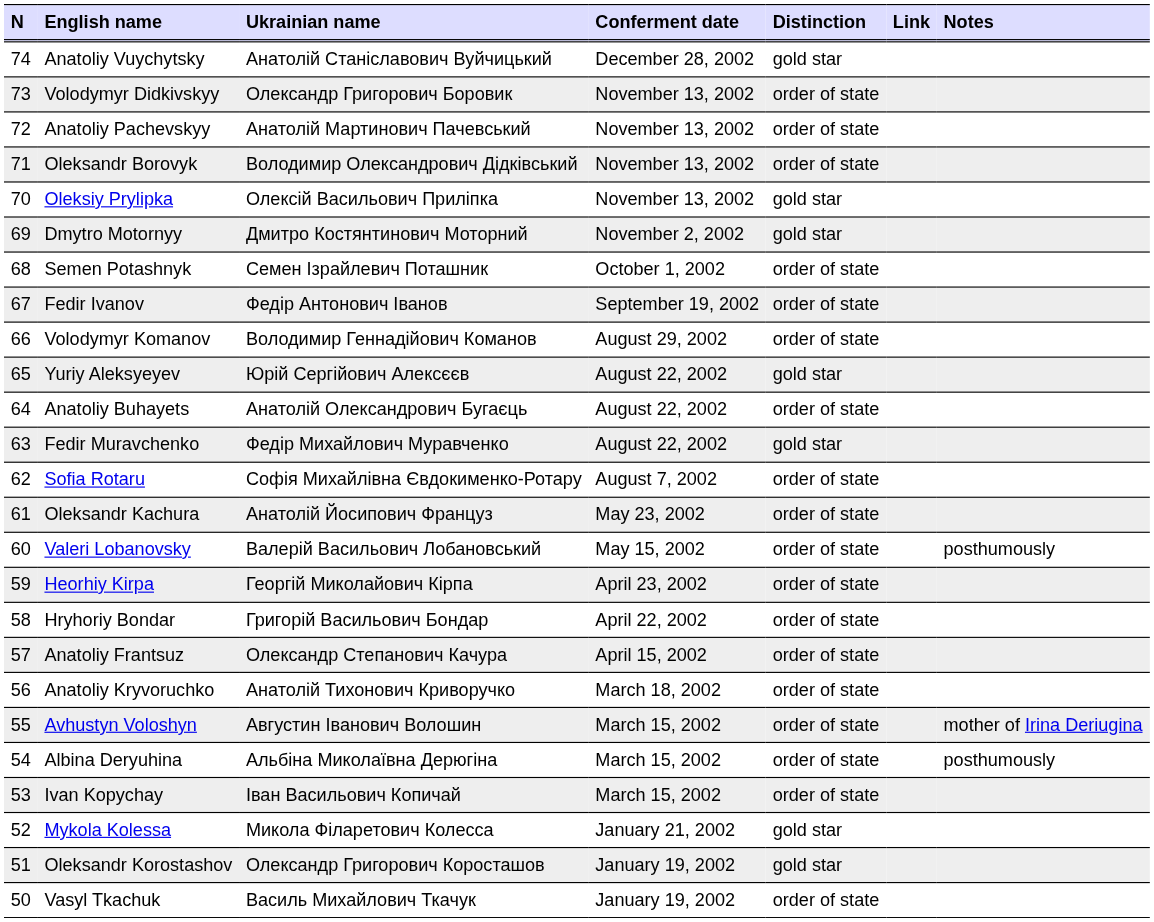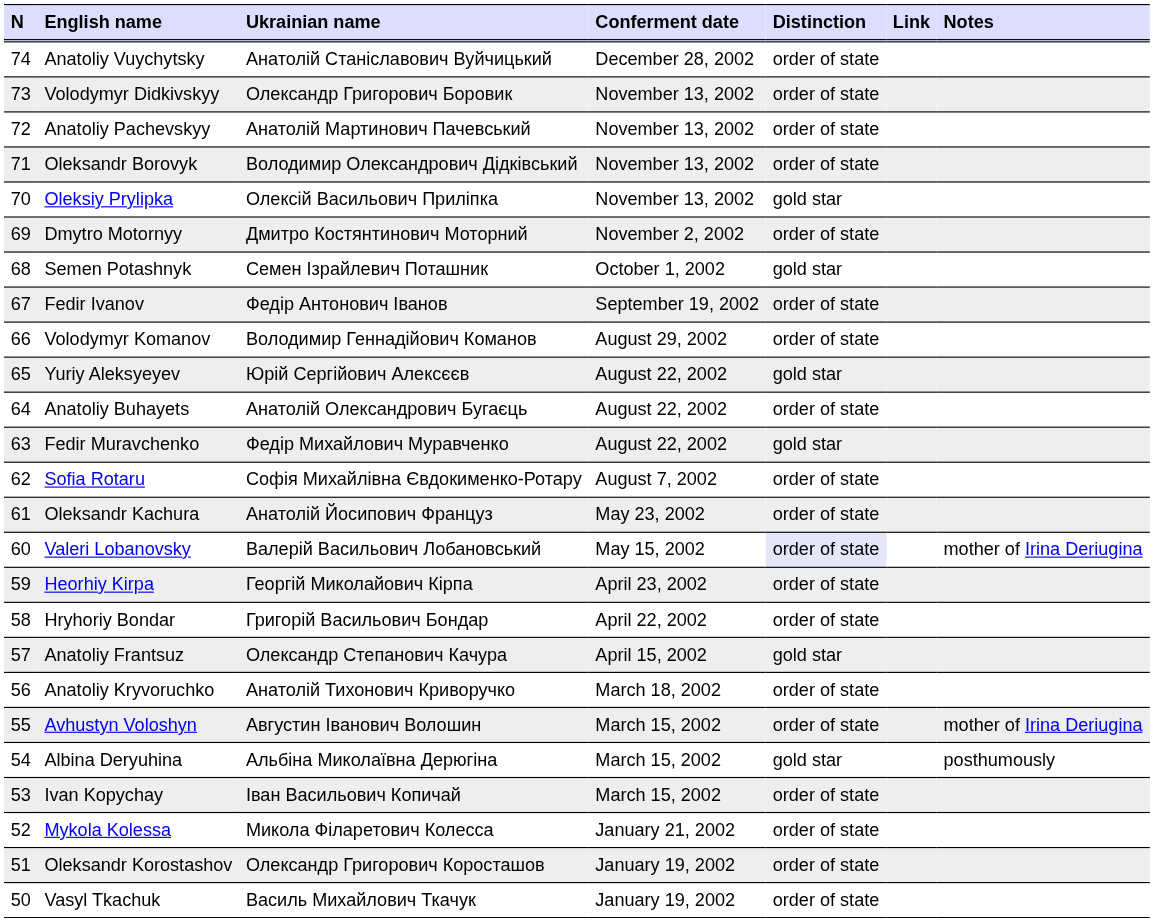(807, 59) gold star -> (826, 59) order of state
(807, 234) gold star -> (826, 234) order of state
(826, 269) order of state -> (807, 269) gold star
(826, 549) no background -> (826, 549) lavender background
(999, 549) posthumously -> (1043, 549) mother of Irina Deriugina
(826, 654) order of state -> (807, 654) gold star
(826, 759) order of state -> (807, 759) gold star
(807, 829) gold star -> (826, 829) order of state
(807, 864) gold star -> (826, 864) order of state
